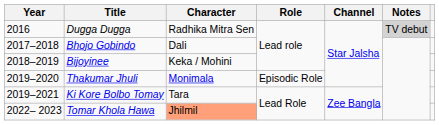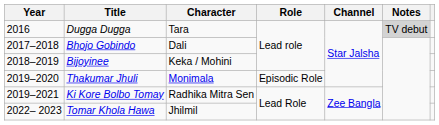(211, 29) Radhika Mitra Sen -> (179, 29) Tara
(179, 95) Tara -> (211, 95) Radhika Mitra Sen
(183, 111) lightsalmon background -> (183, 111) no background
